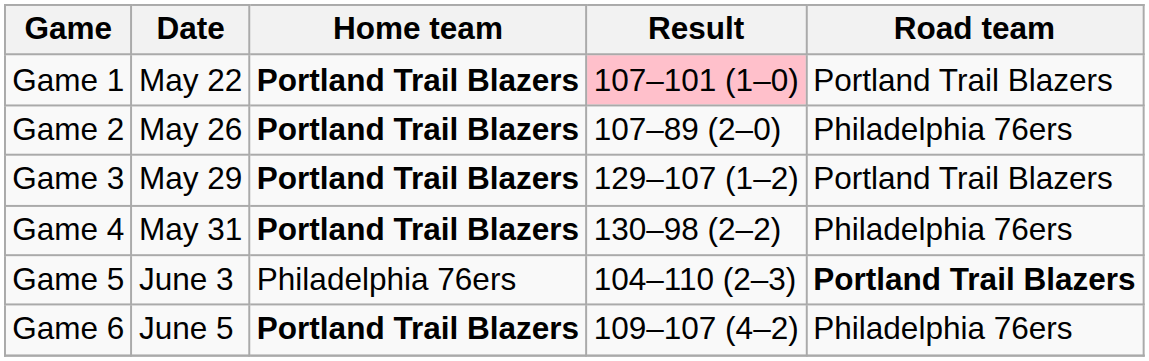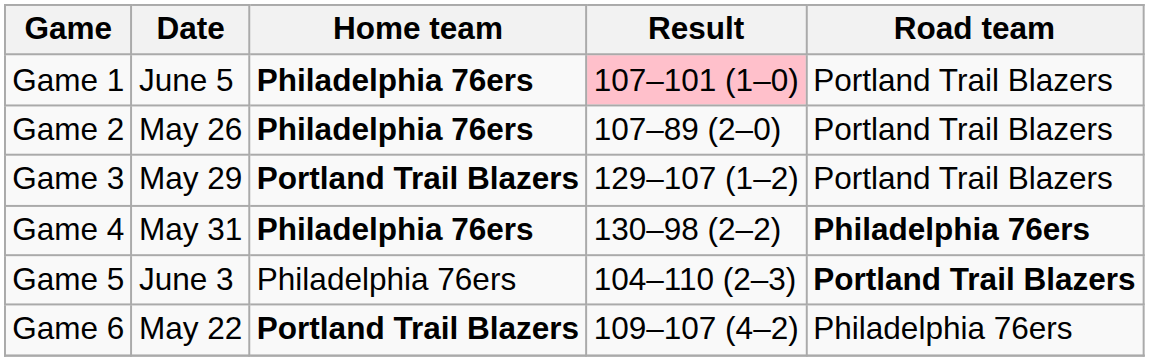(191, 79) May 22 -> (186, 79) June 5
(418, 79) Portland Trail Blazers -> (395, 79) Philadelphia 76ers
(418, 129) Portland Trail Blazers -> (395, 129) Philadelphia 76ers
(943, 129) Philadelphia 76ers -> (963, 129) Portland Trail Blazers
(418, 229) Portland Trail Blazers -> (395, 229) Philadelphia 76ers
(943, 229) normal -> (952, 229) bold
(186, 329) June 5 -> (191, 329) May 22
